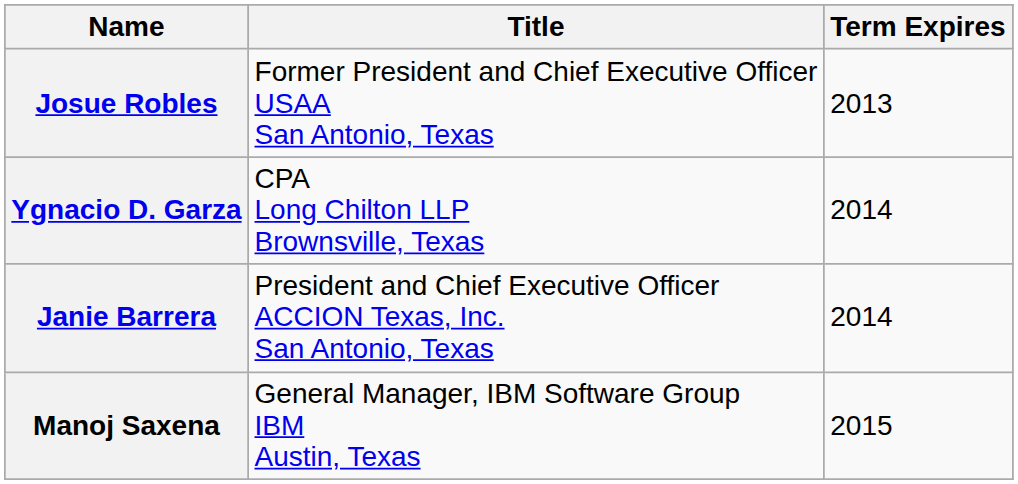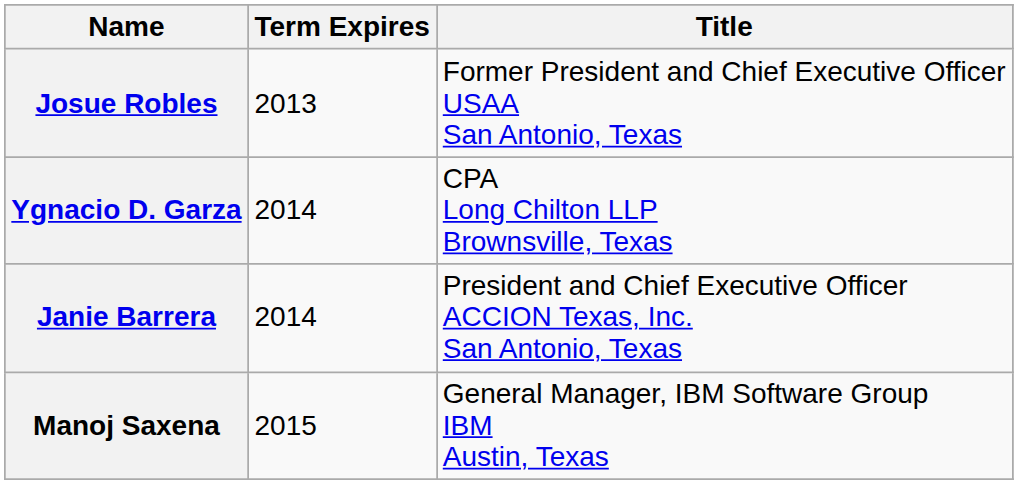columns swapped: (536, 26) <-> (918, 26)
